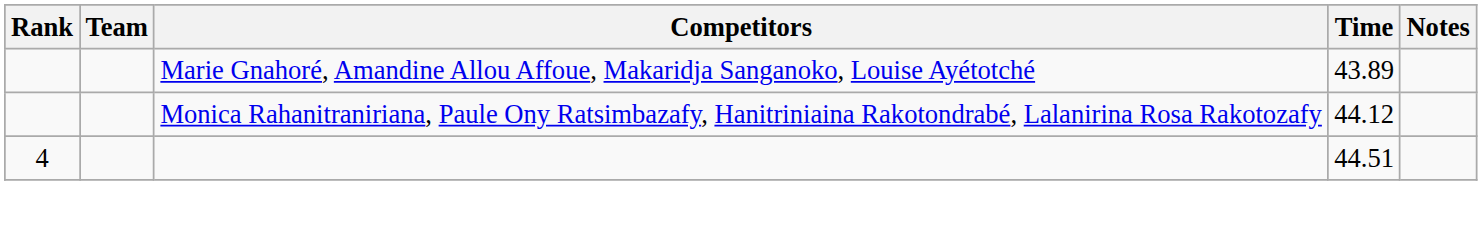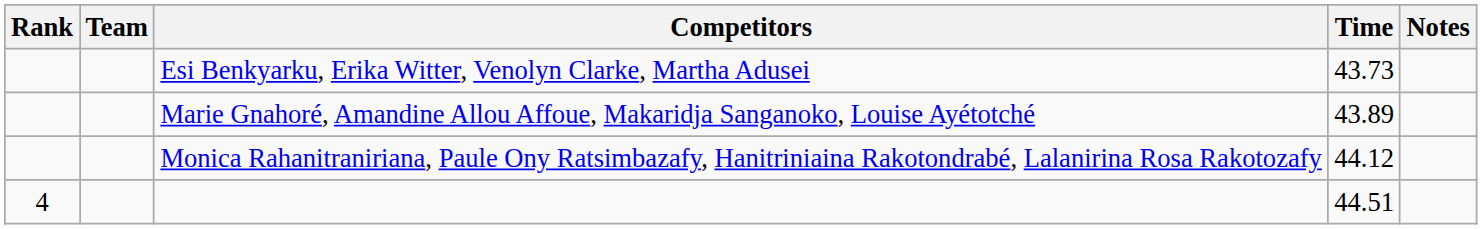+ row: (485, 70)
